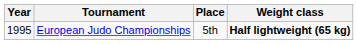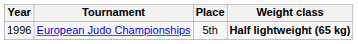(19, 30) 1995 -> (19, 30) 1996
